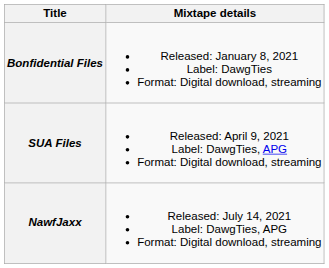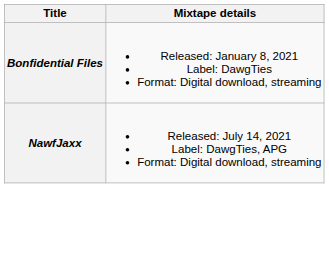- row: (55, 143)
